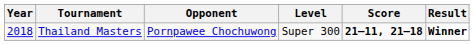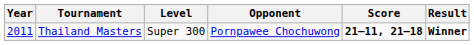columns swapped: (311, 13) <-> (212, 13)
(20, 31) 2018 -> (20, 31) 2011
